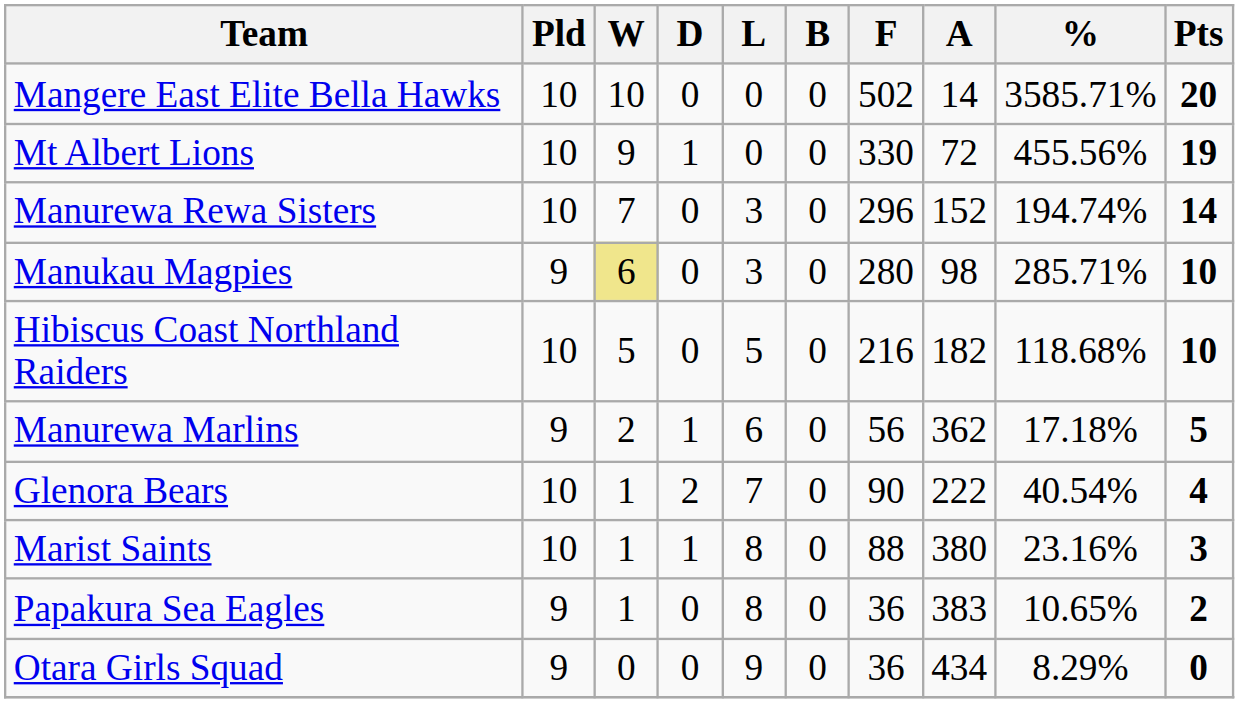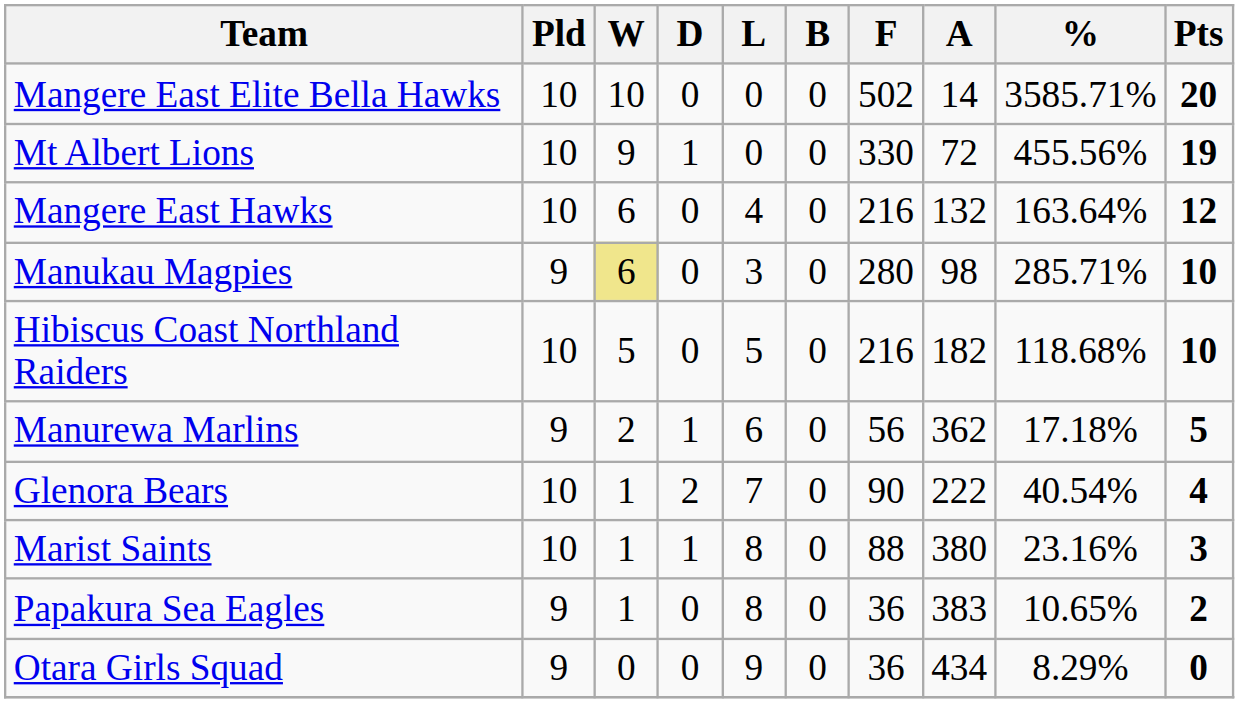- row: (195, 211)
+ row: (173, 211)
